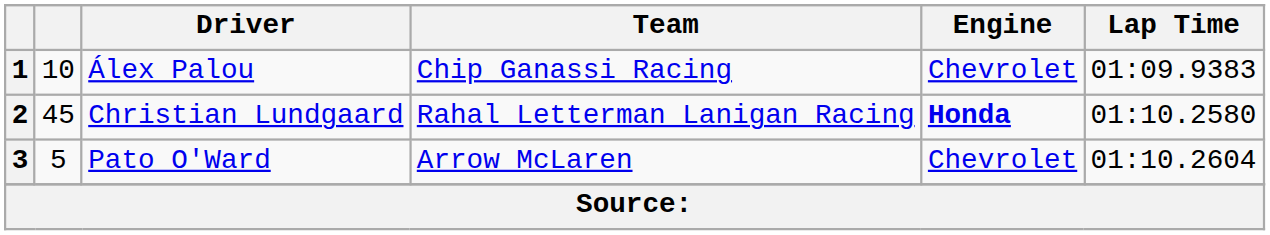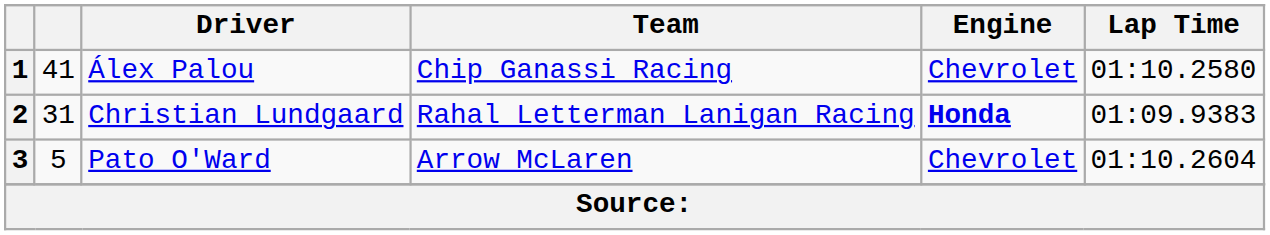(58, 72) 10 -> (58, 72) 41
(1174, 72) 01:09.9383 -> (1174, 72) 01:10.2580
(58, 117) 45 -> (58, 117) 31
(1174, 117) 01:10.2580 -> (1174, 117) 01:09.9383
